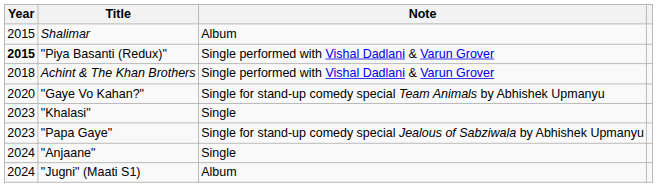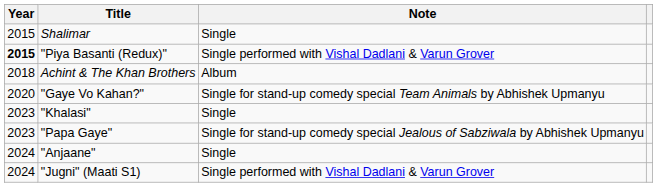(219, 34) Album -> (219, 34) Single
(348, 73) Single performed with Vishal Dadlani & Varun Grover -> (219, 73) Album
(219, 172) Album -> (348, 172) Single performed with Vishal Dadlani & Varun Grover
